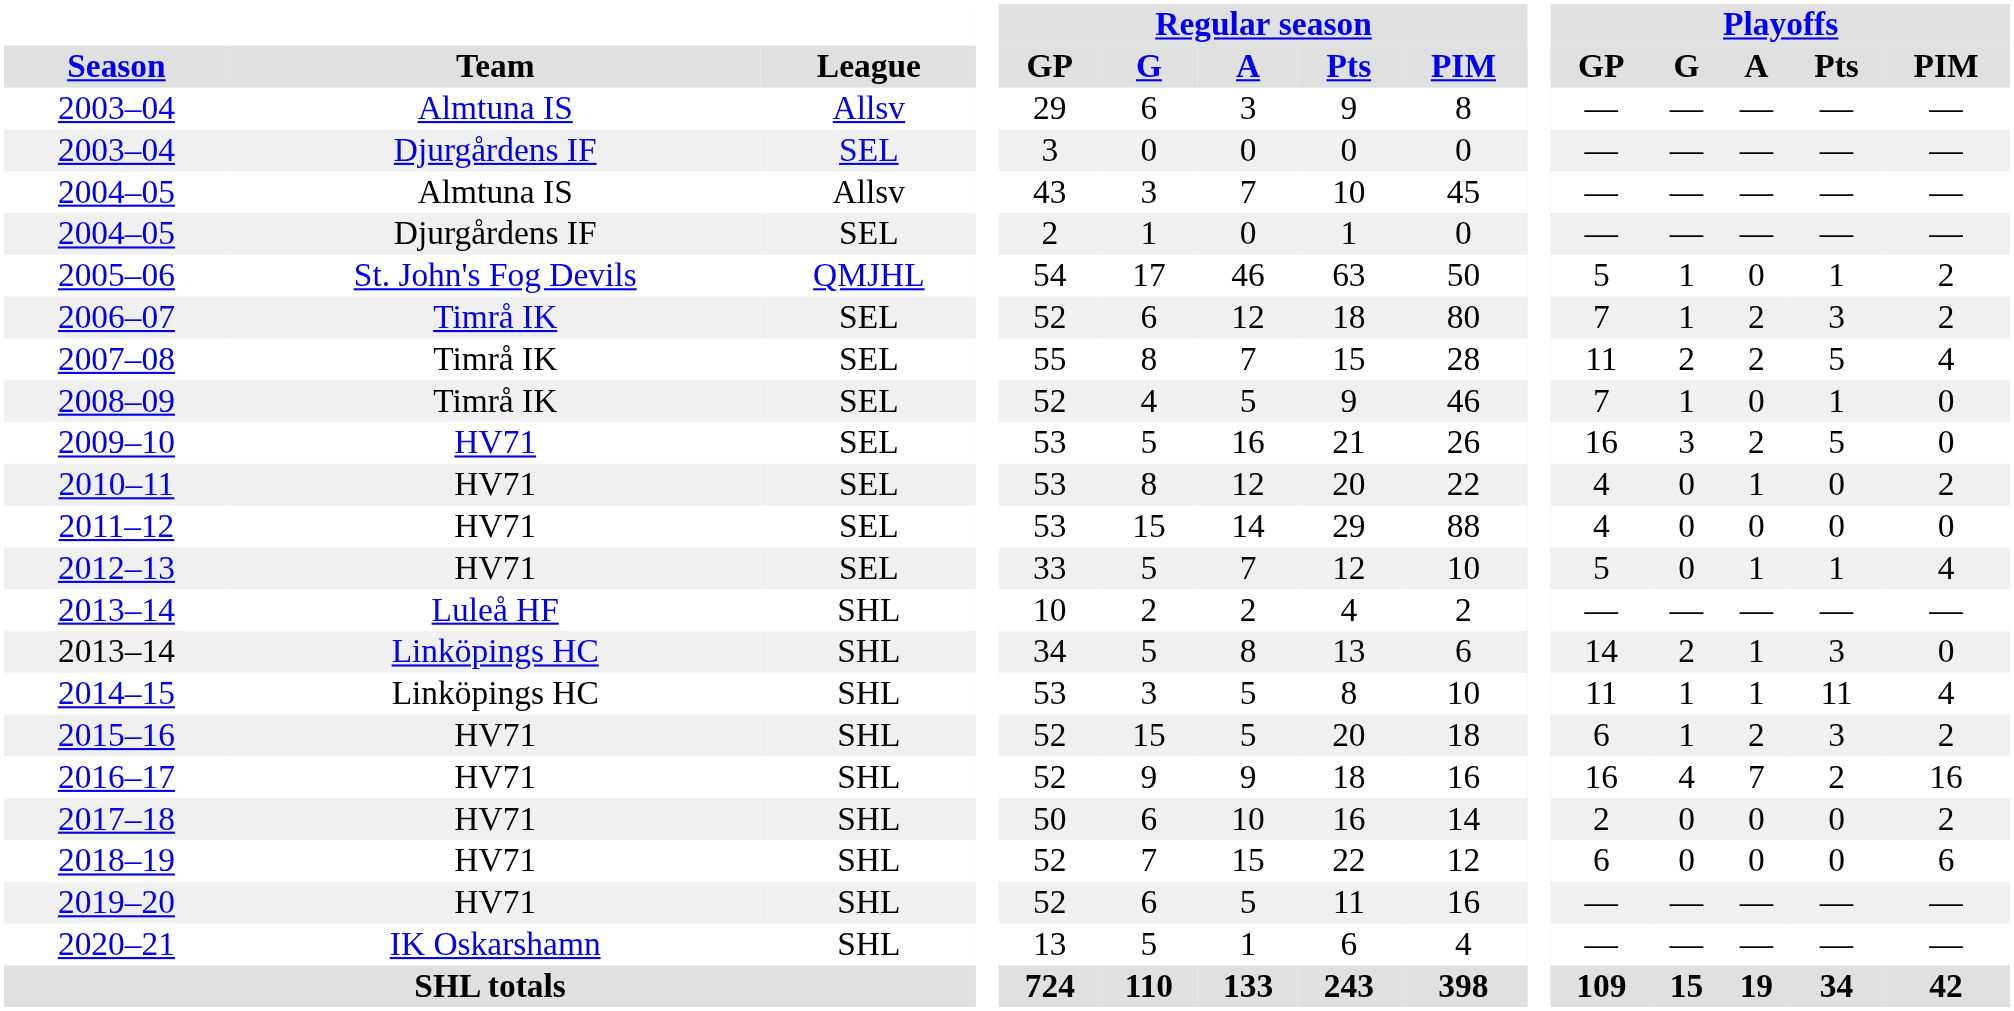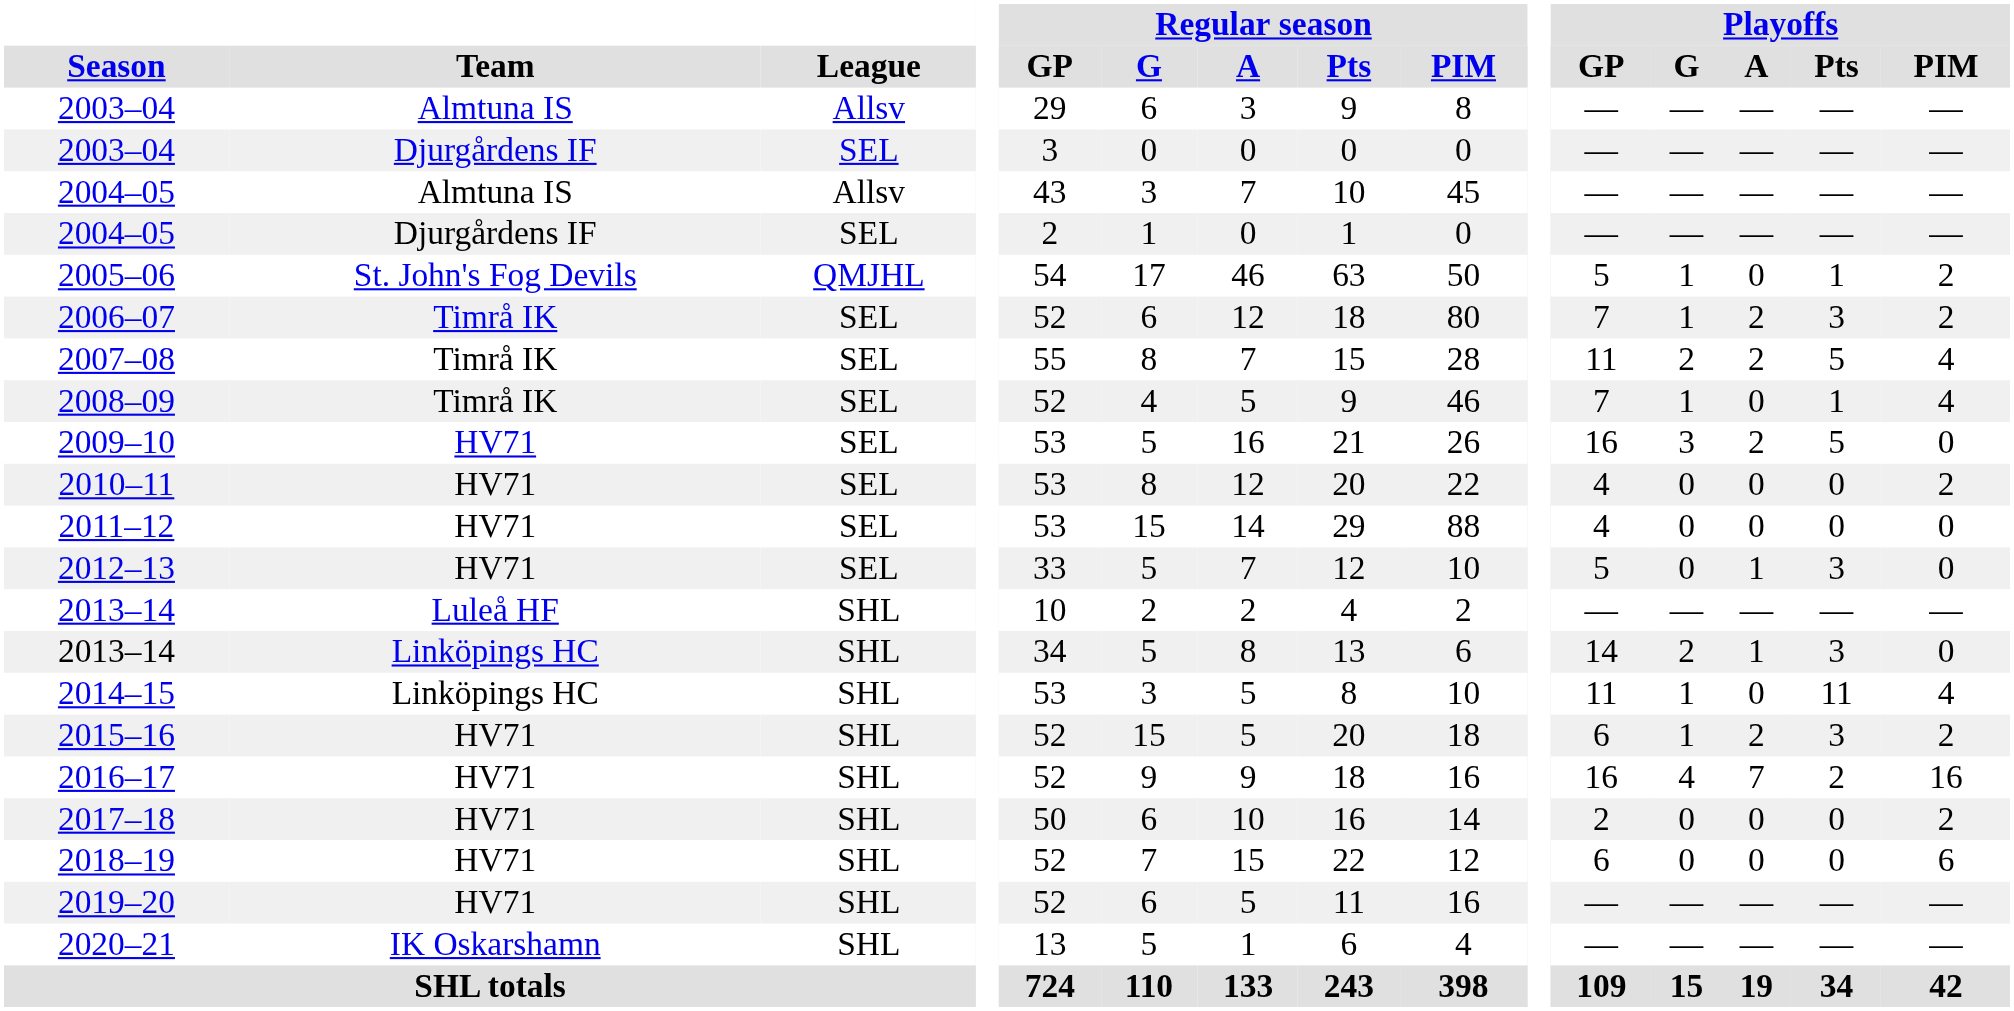(1946, 400) 0 -> (1946, 400) 4
(1756, 484) 1 -> (1756, 484) 0
(1837, 567) 1 -> (1837, 567) 3
(1946, 567) 4 -> (1946, 567) 0
(1756, 693) 1 -> (1756, 693) 0
